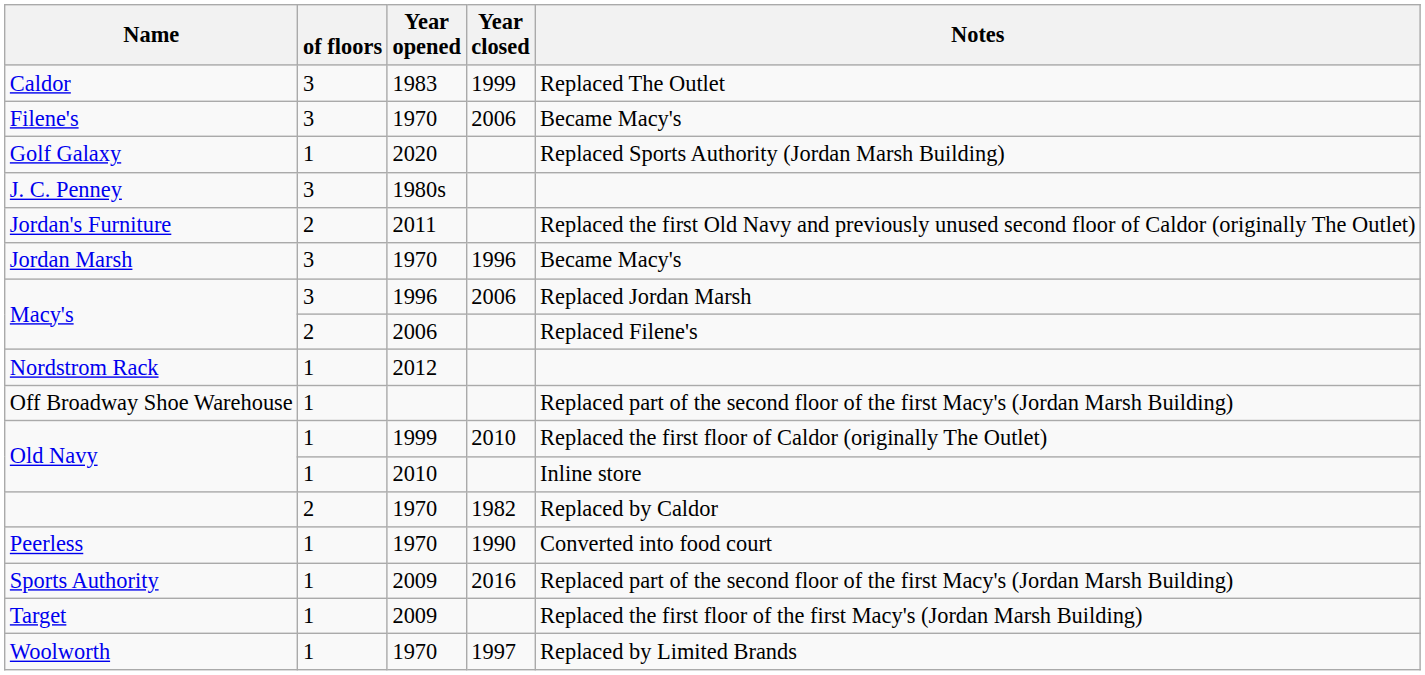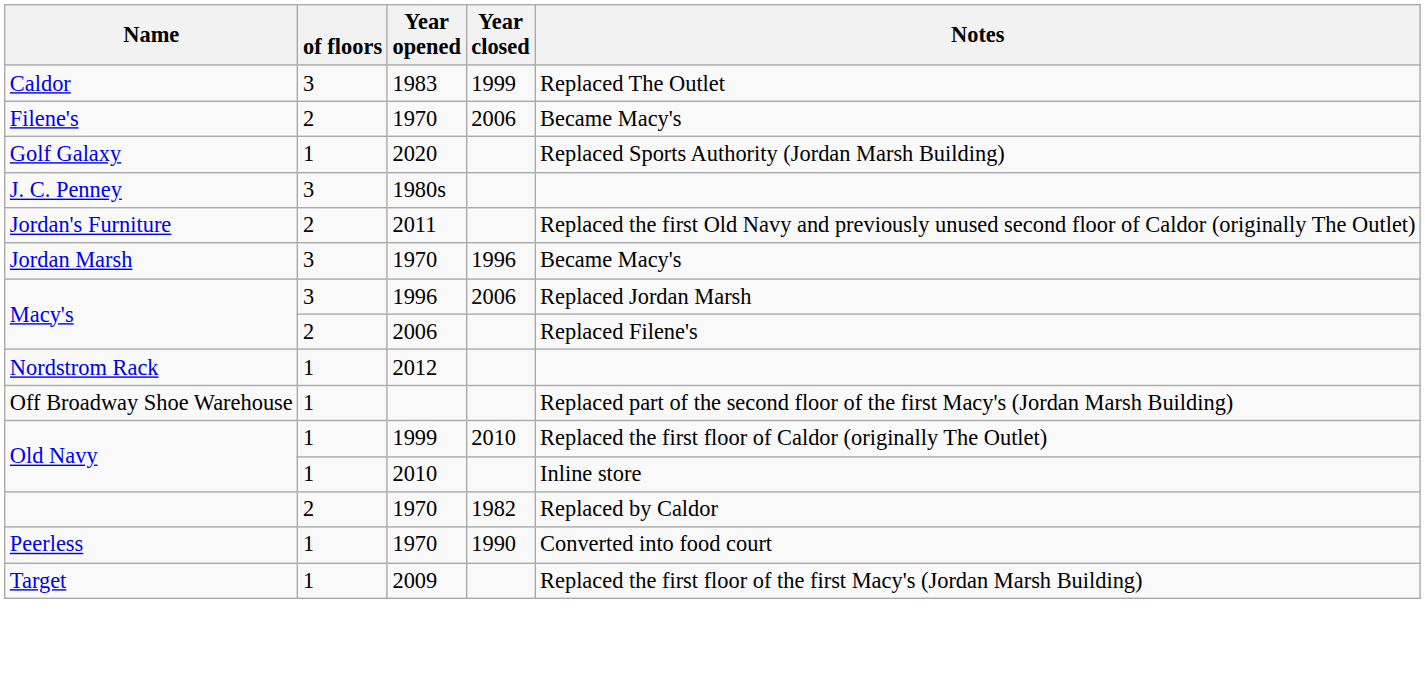(309, 118) 3 -> (309, 118) 2
- row: (84, 580)
- row: (60, 651)
